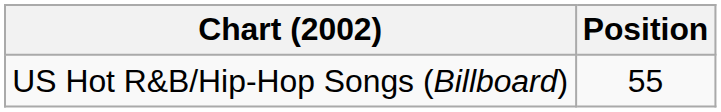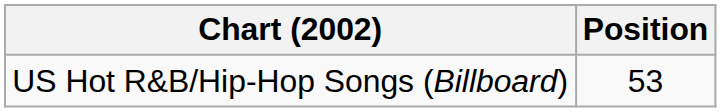(645, 80) 55 -> (645, 80) 53
